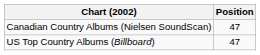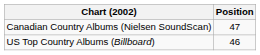(235, 42) 47 -> (235, 42) 46
